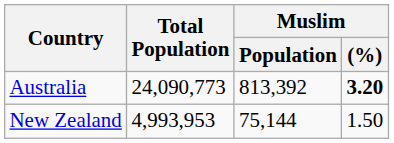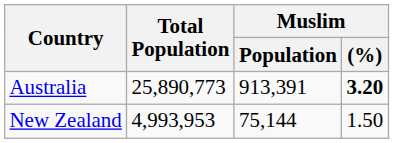(179, 87) 24,090,773 -> (179, 87) 25,890,773
(273, 87) 813,392 -> (273, 87) 913,391
